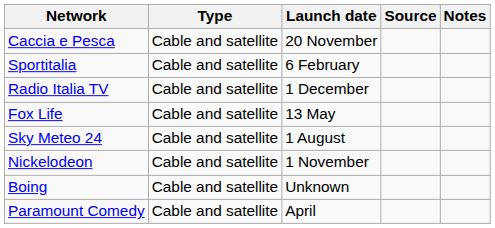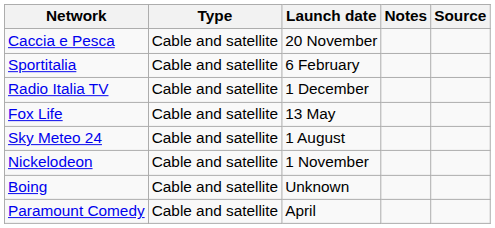columns swapped: (465, 16) <-> (410, 16)
